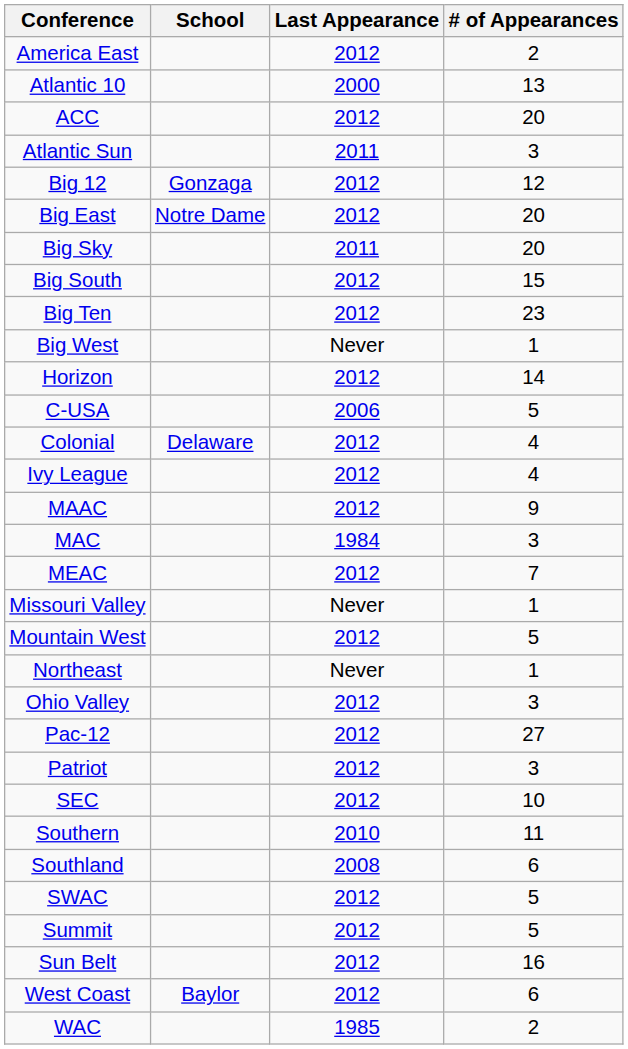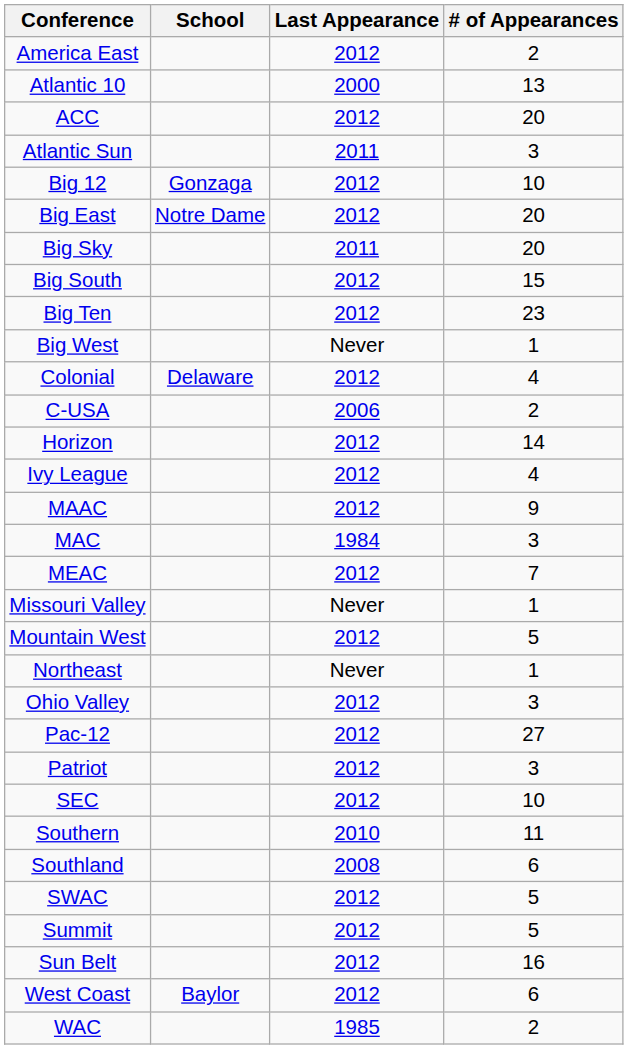(534, 183) 12 -> (534, 183) 10
rows swapped: (77, 442) <-> (77, 378)
(534, 410) 5 -> (534, 410) 2
